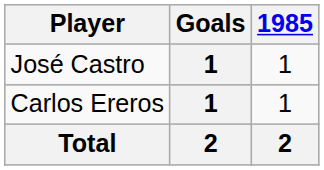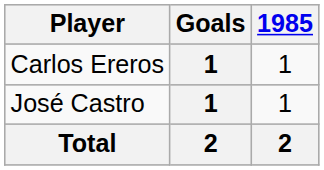rows swapped: (78, 64) <-> (87, 104)
